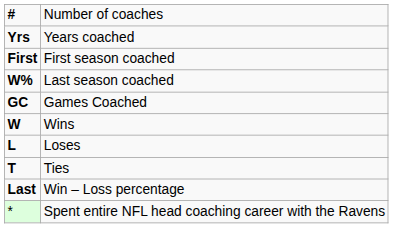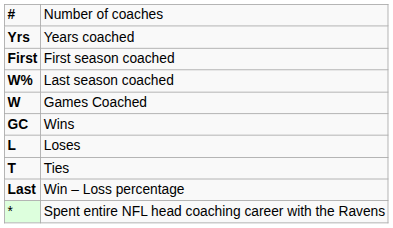(18, 102) GC -> (14, 102) W
(14, 124) W -> (18, 124) GC
